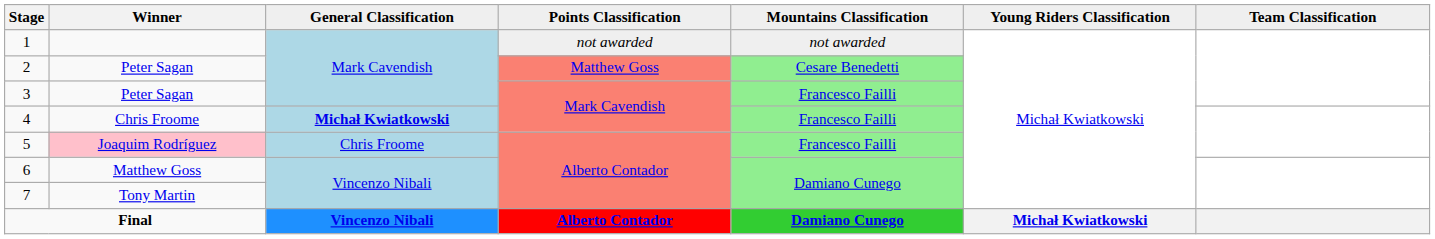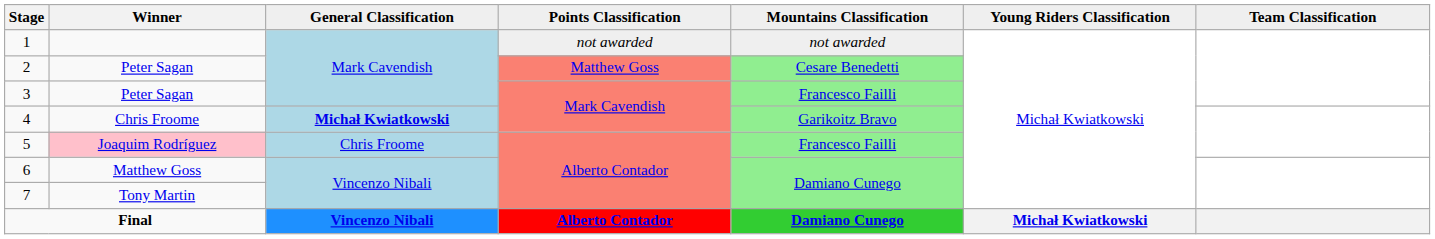(847, 119) Francesco Failli -> (847, 119) Garikoitz Bravo
